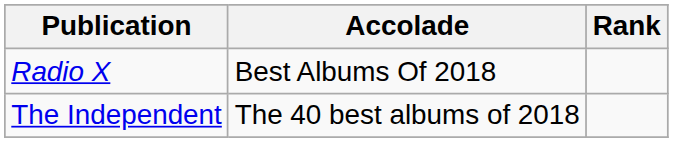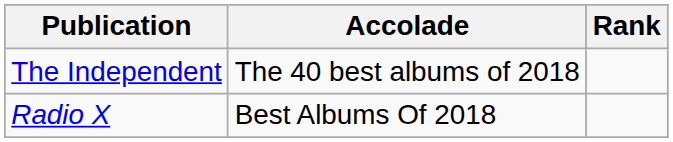rows swapped: (61, 70) <-> (117, 114)
